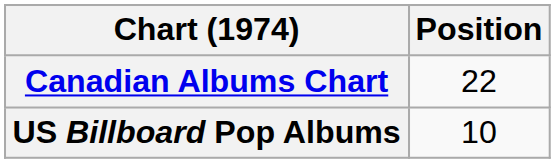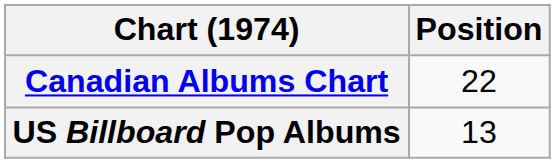(479, 132) 10 -> (479, 132) 13
